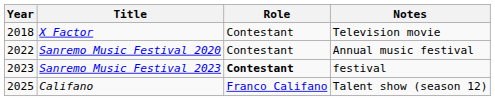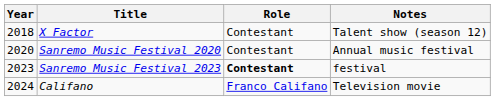(387, 32) Television movie -> (410, 32) Talent show (season 12)
(21, 50) 2022 -> (21, 50) 2020
(21, 86) 2025 -> (21, 86) 2024
(410, 86) Talent show (season 12) -> (387, 86) Television movie
